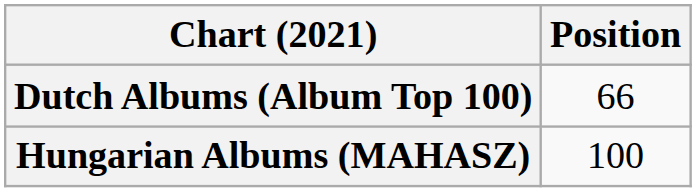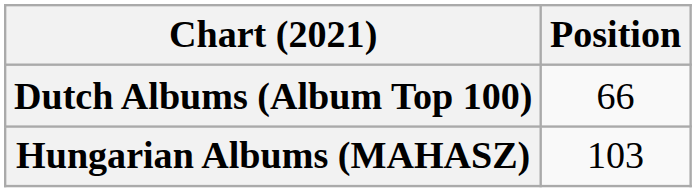(616, 155) 100 -> (616, 155) 103
